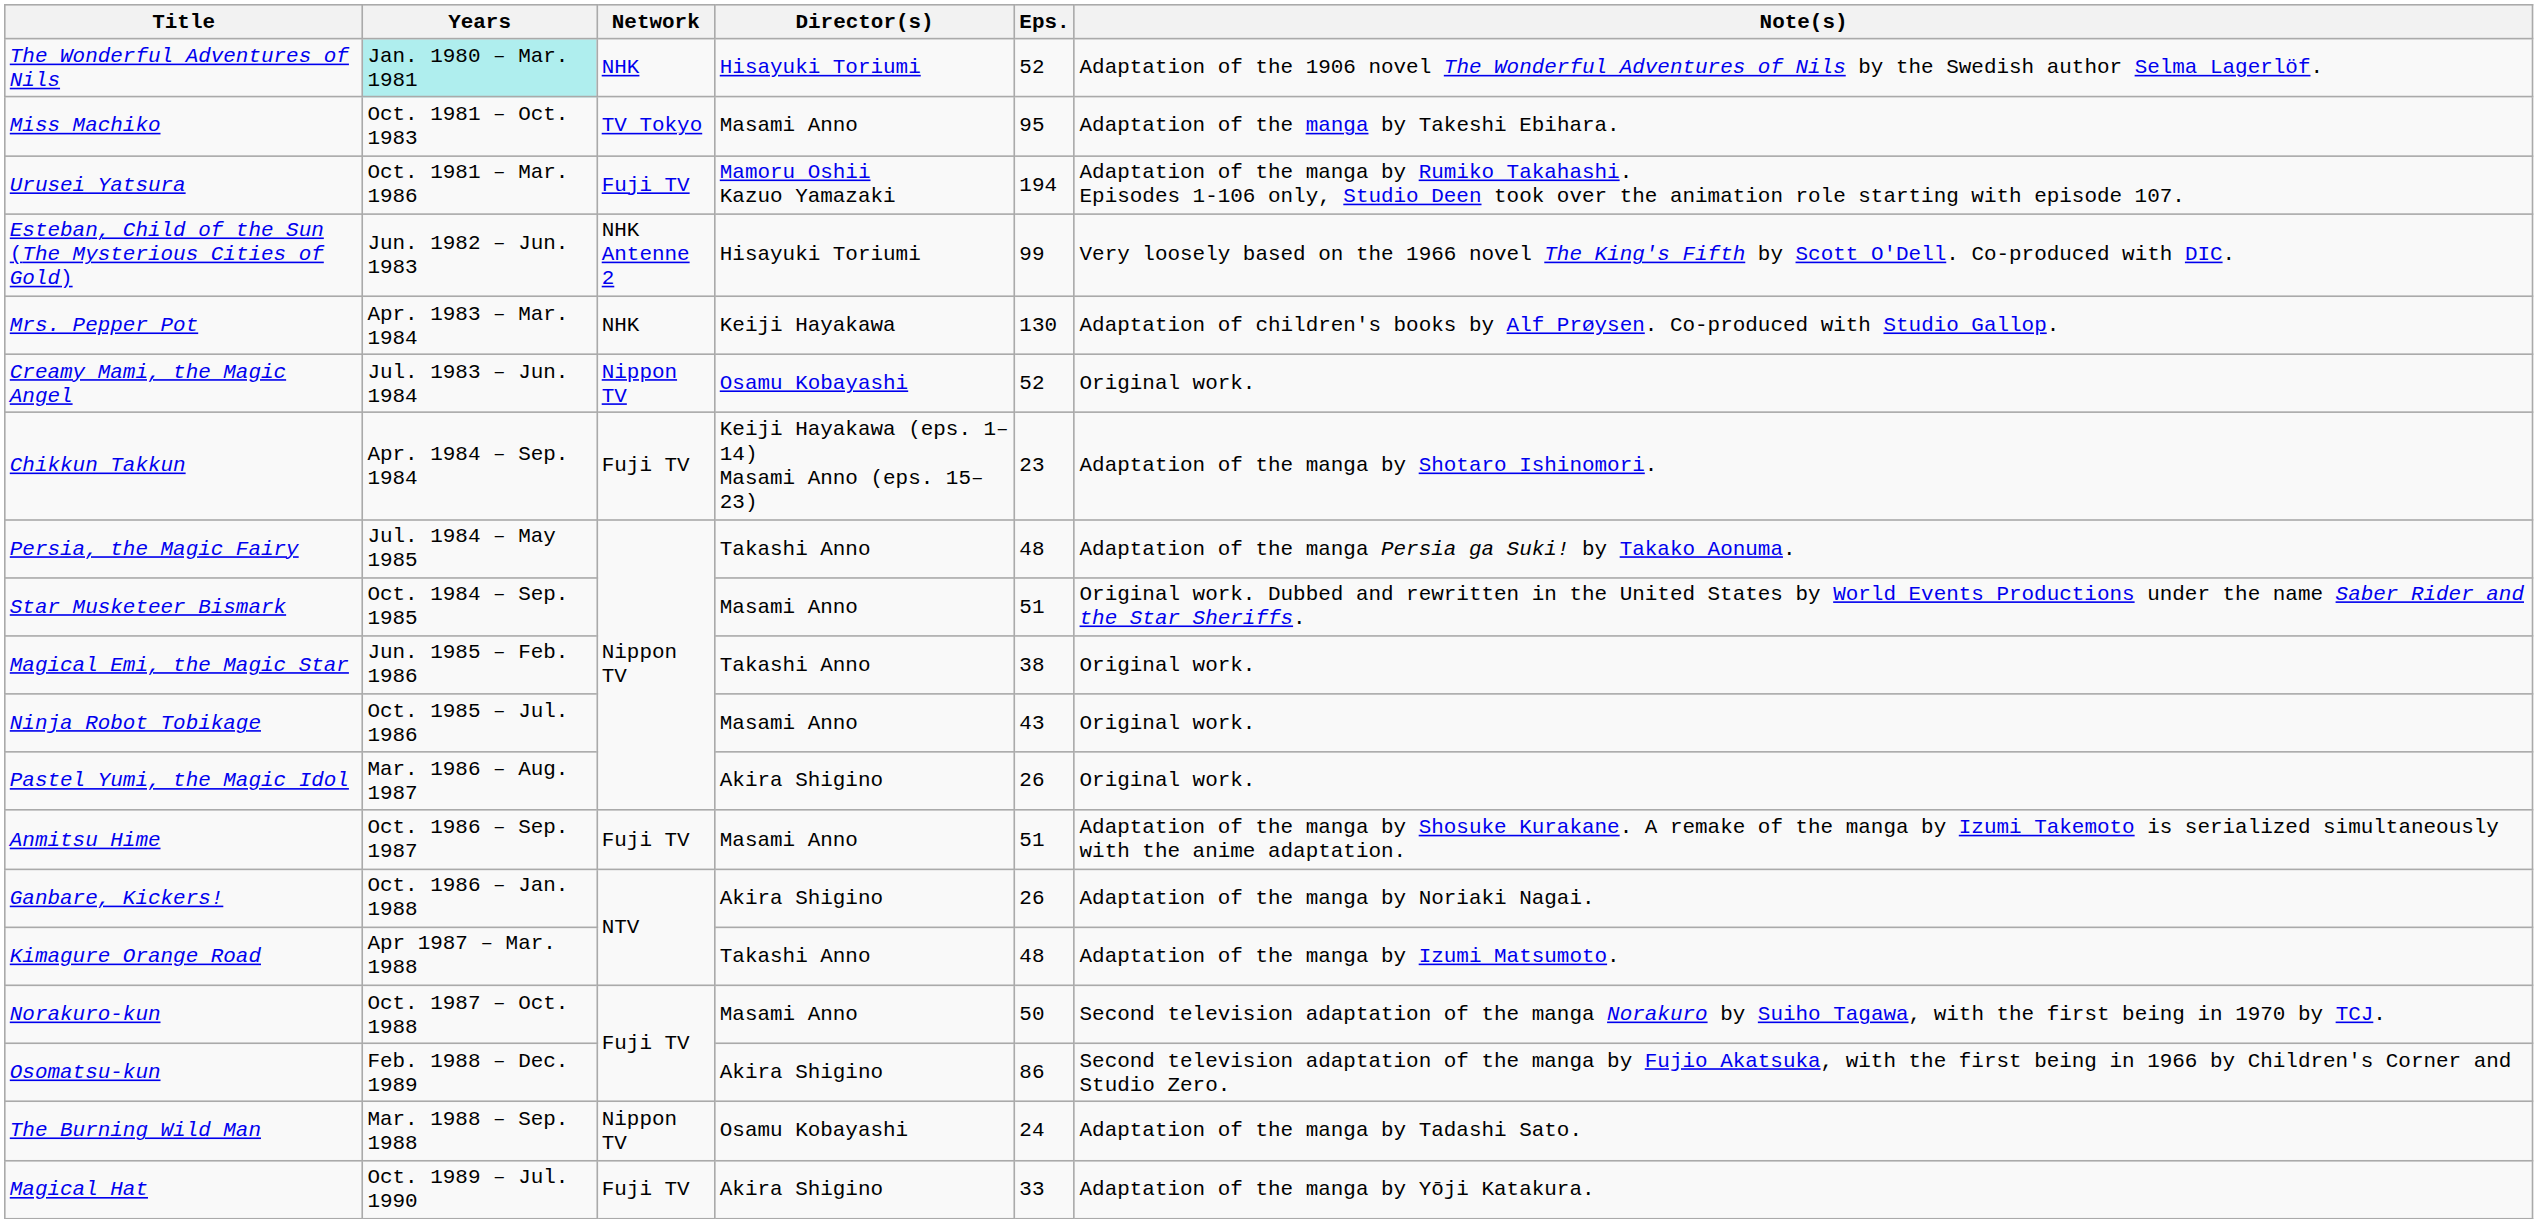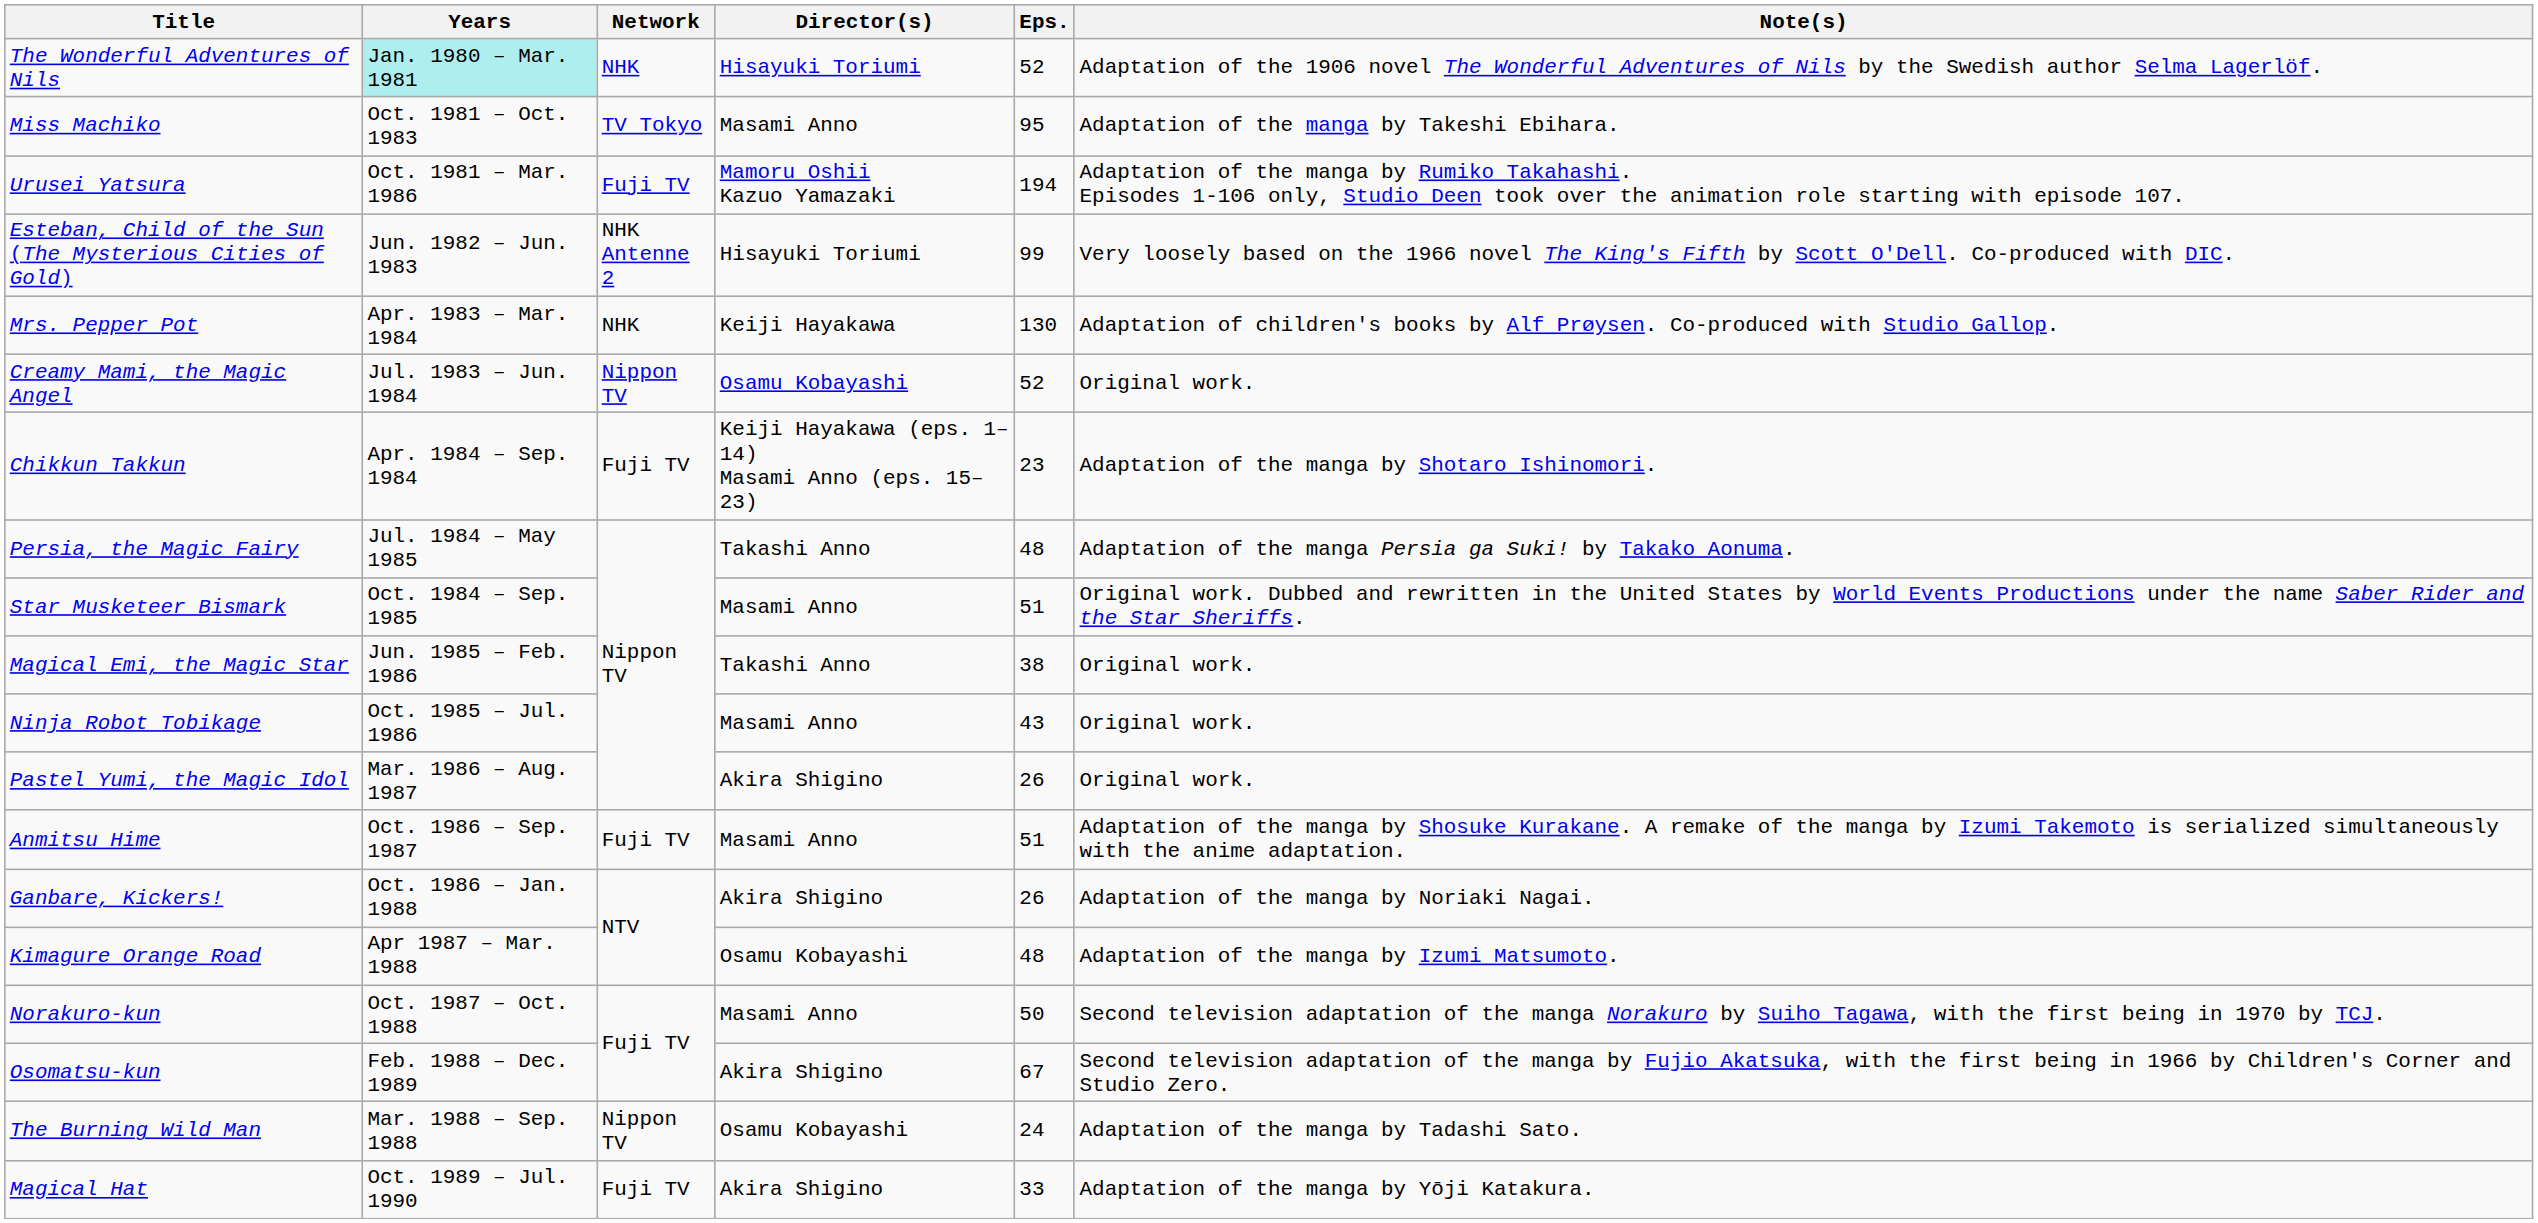(795, 956) Takashi Anno -> (814, 956) Osamu Kobayashi
(1032, 1073) 86 -> (1032, 1073) 67
